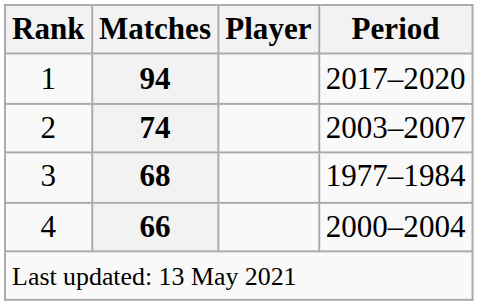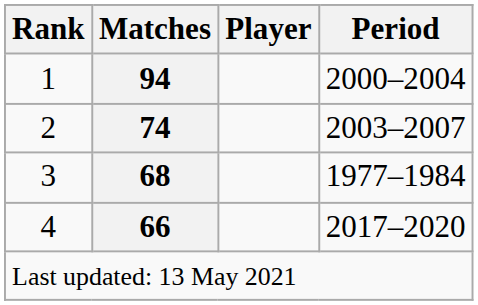(396, 78) 2017–2020 -> (396, 78) 2000–2004
(396, 226) 2000–2004 -> (396, 226) 2017–2020
